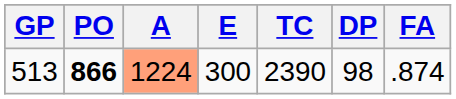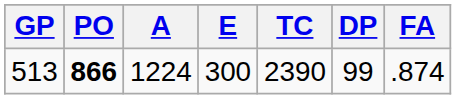(161, 70) lightsalmon background -> (161, 70) no background
(358, 70) 98 -> (358, 70) 99
